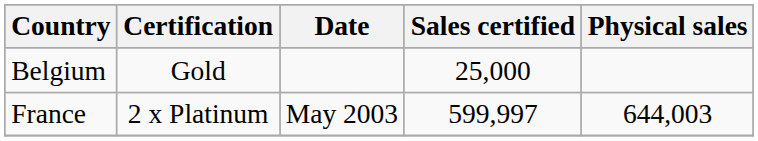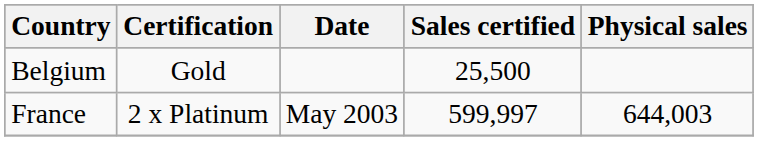(493, 69) 25,000 -> (493, 69) 25,500
